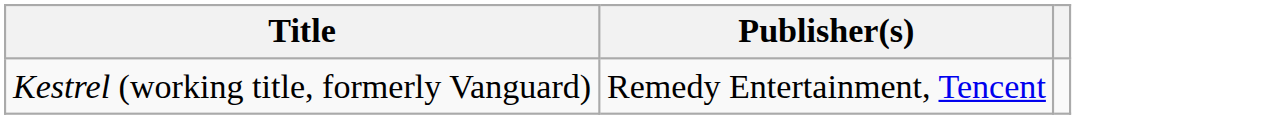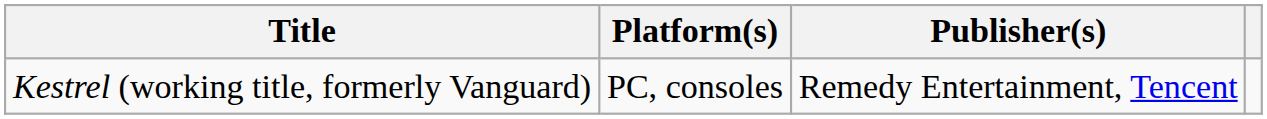+ column: (695, 31)
